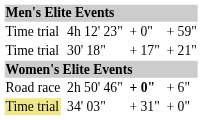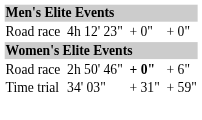(32, 31) Time trial -> (33, 31) Road race
(182, 31) + 59" -> (178, 31) + 0"
- row: (86, 50)
(32, 106) khaki background -> (32, 88) no background
(178, 106) + 0" -> (182, 88) + 59"
